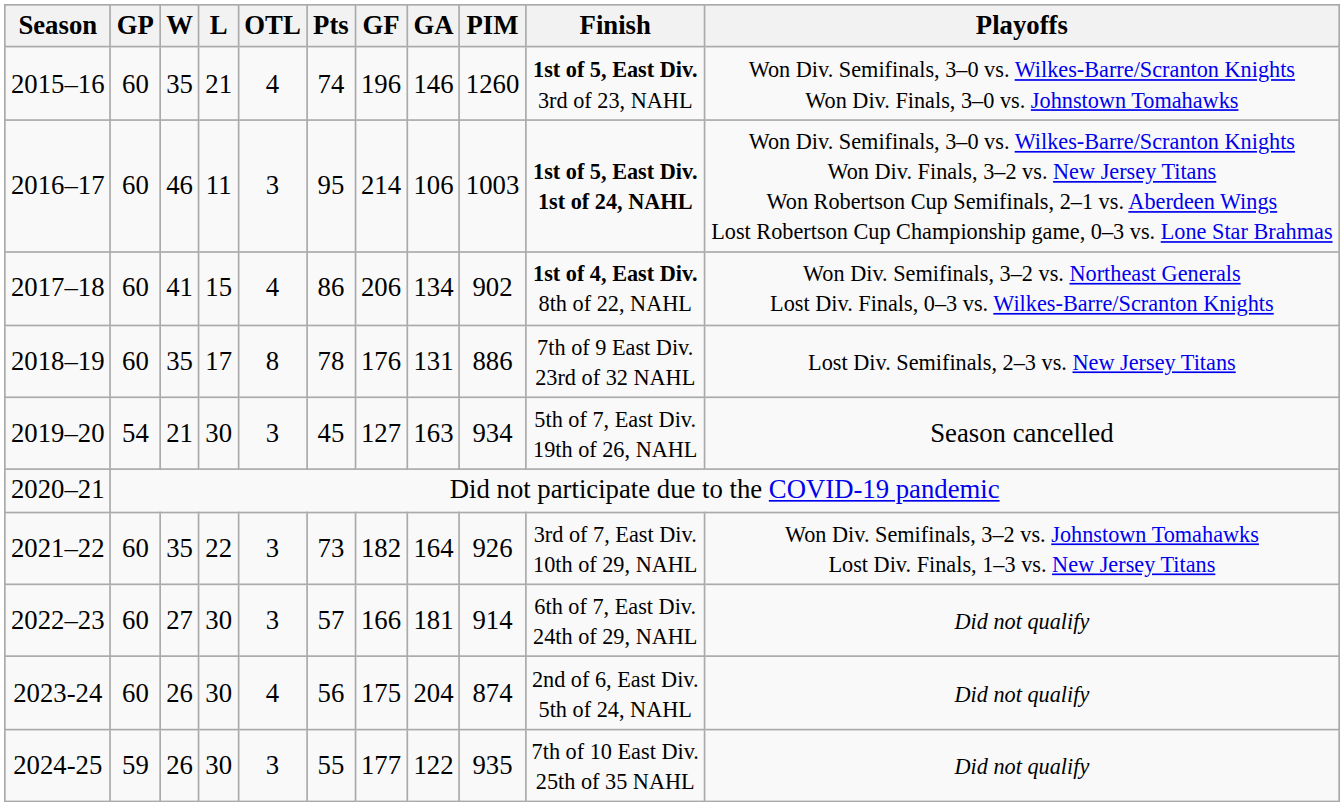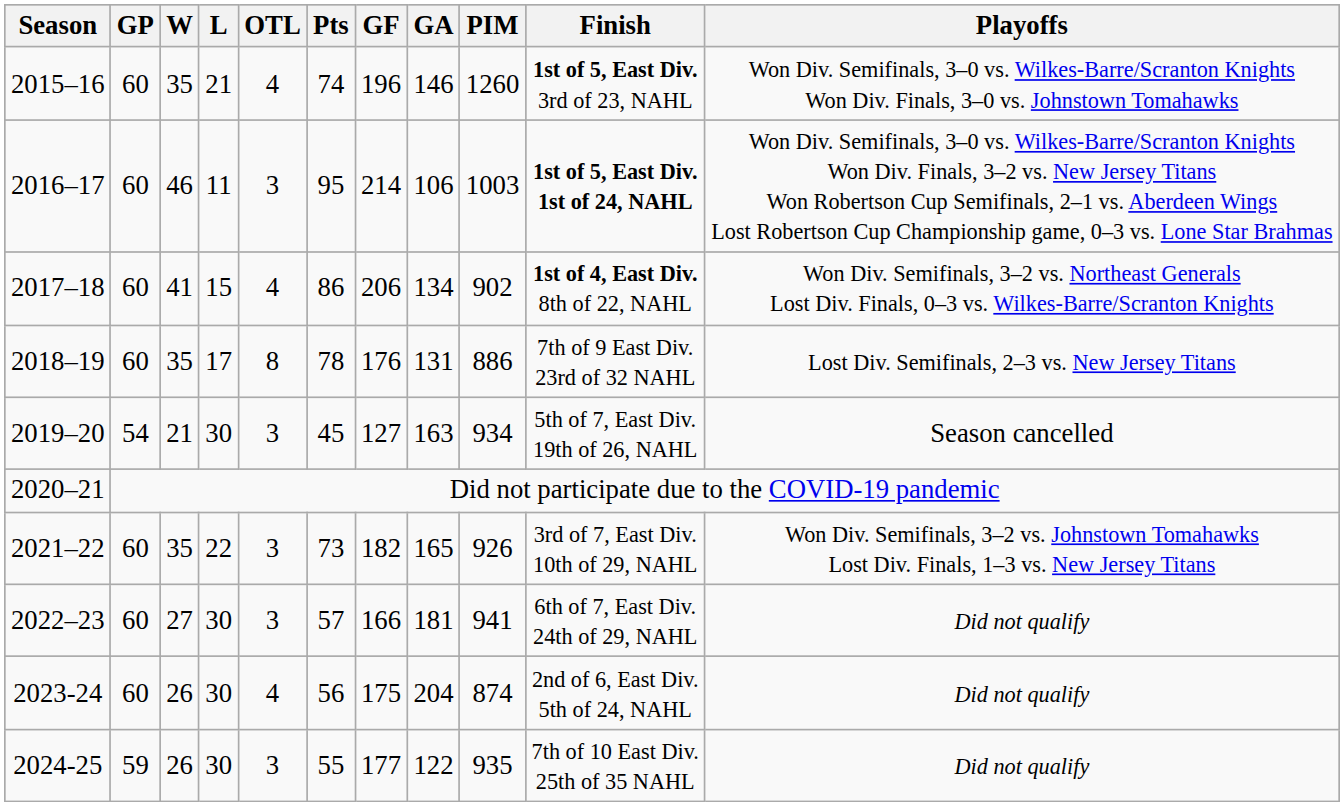(433, 547) 164 -> (433, 547) 165
(493, 620) 914 -> (493, 620) 941
